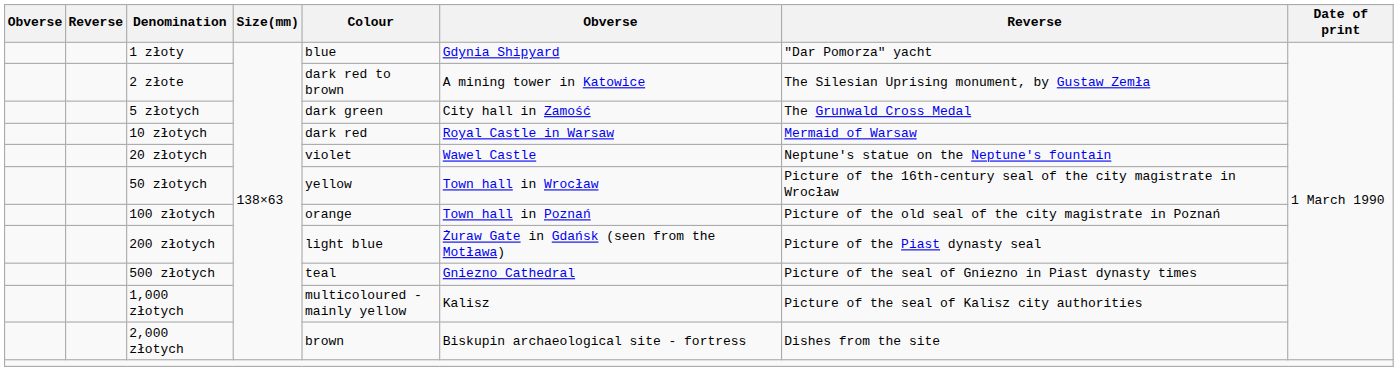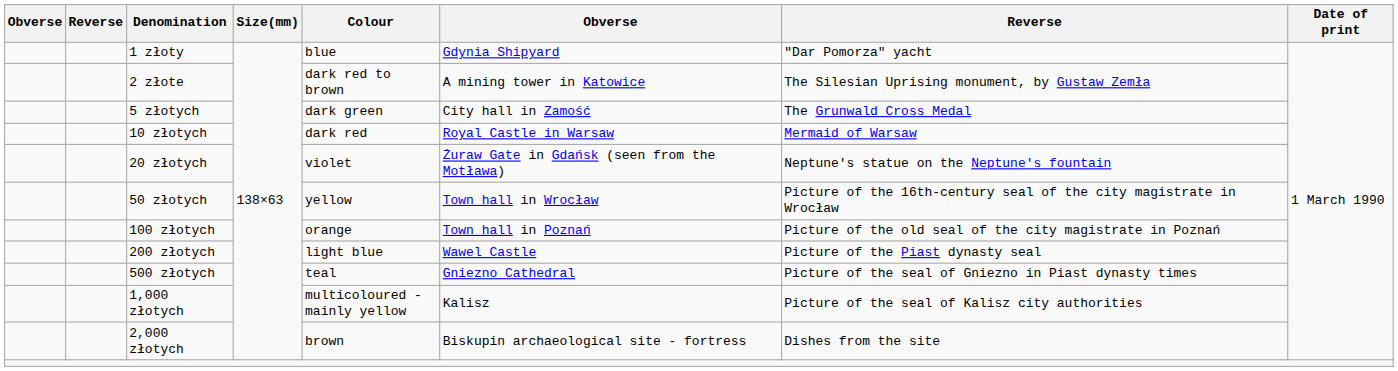(489, 155) Wawel Castle -> (579, 163) Żuraw Gate in Gdańsk (seen from the Motława)
(579, 244) Żuraw Gate in Gdańsk (seen from the Motława) -> (489, 252) Wawel Castle
